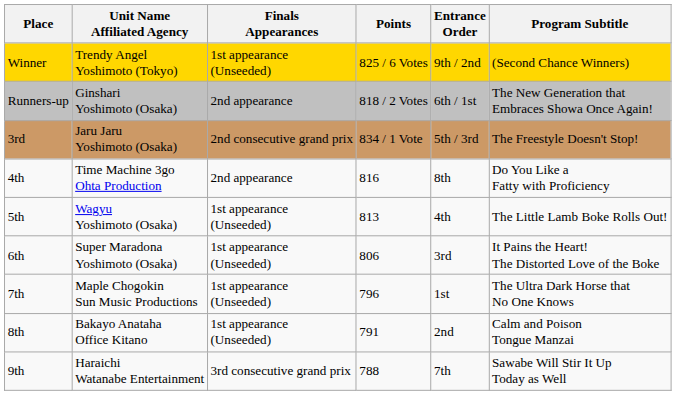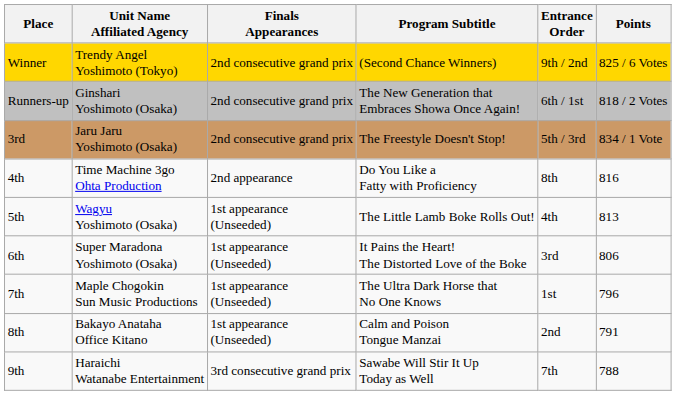columns swapped: (580, 23) <-> (394, 23)
(249, 62) 1st appearance (Unseeded) -> (282, 62) 2nd consecutive grand prix
(252, 100) 2nd appearance -> (282, 100) 2nd consecutive grand prix
